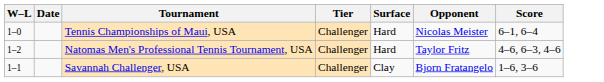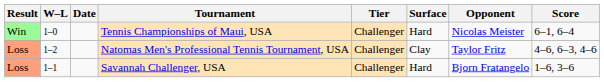+ column: (22, 13)
(384, 49) Hard -> (420, 49) Clay
(384, 67) Clay -> (421, 67) Hard
